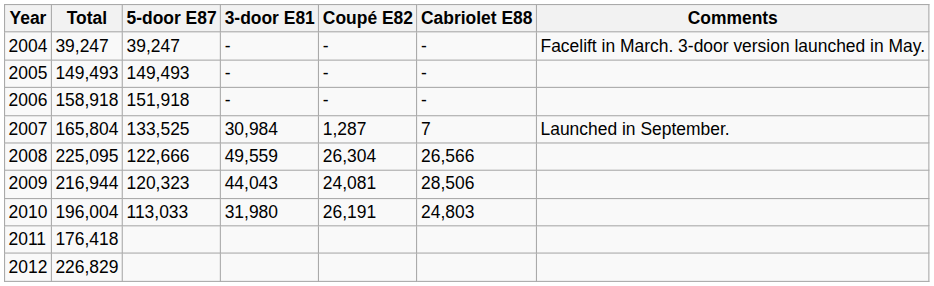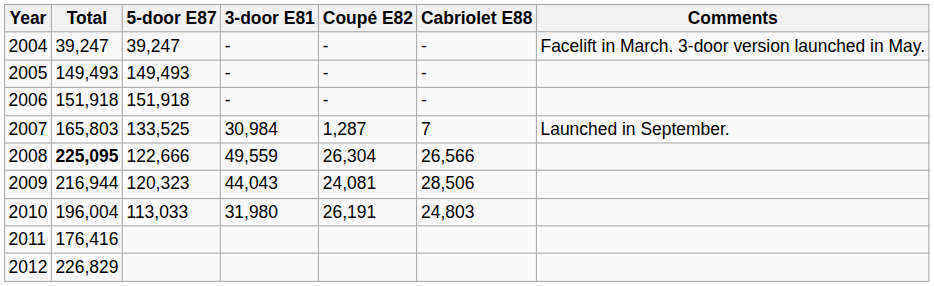(87, 101) 158,918 -> (87, 101) 151,918
(87, 128) 165,804 -> (87, 128) 165,803
(87, 156) normal -> (87, 156) bold
(87, 239) 176,418 -> (87, 239) 176,416
